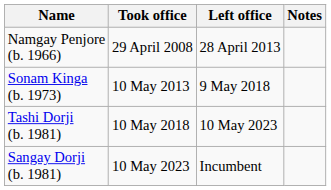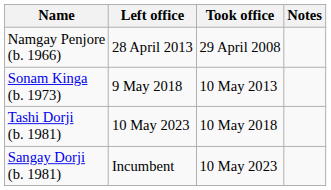columns swapped: (152, 16) <-> (240, 16)
